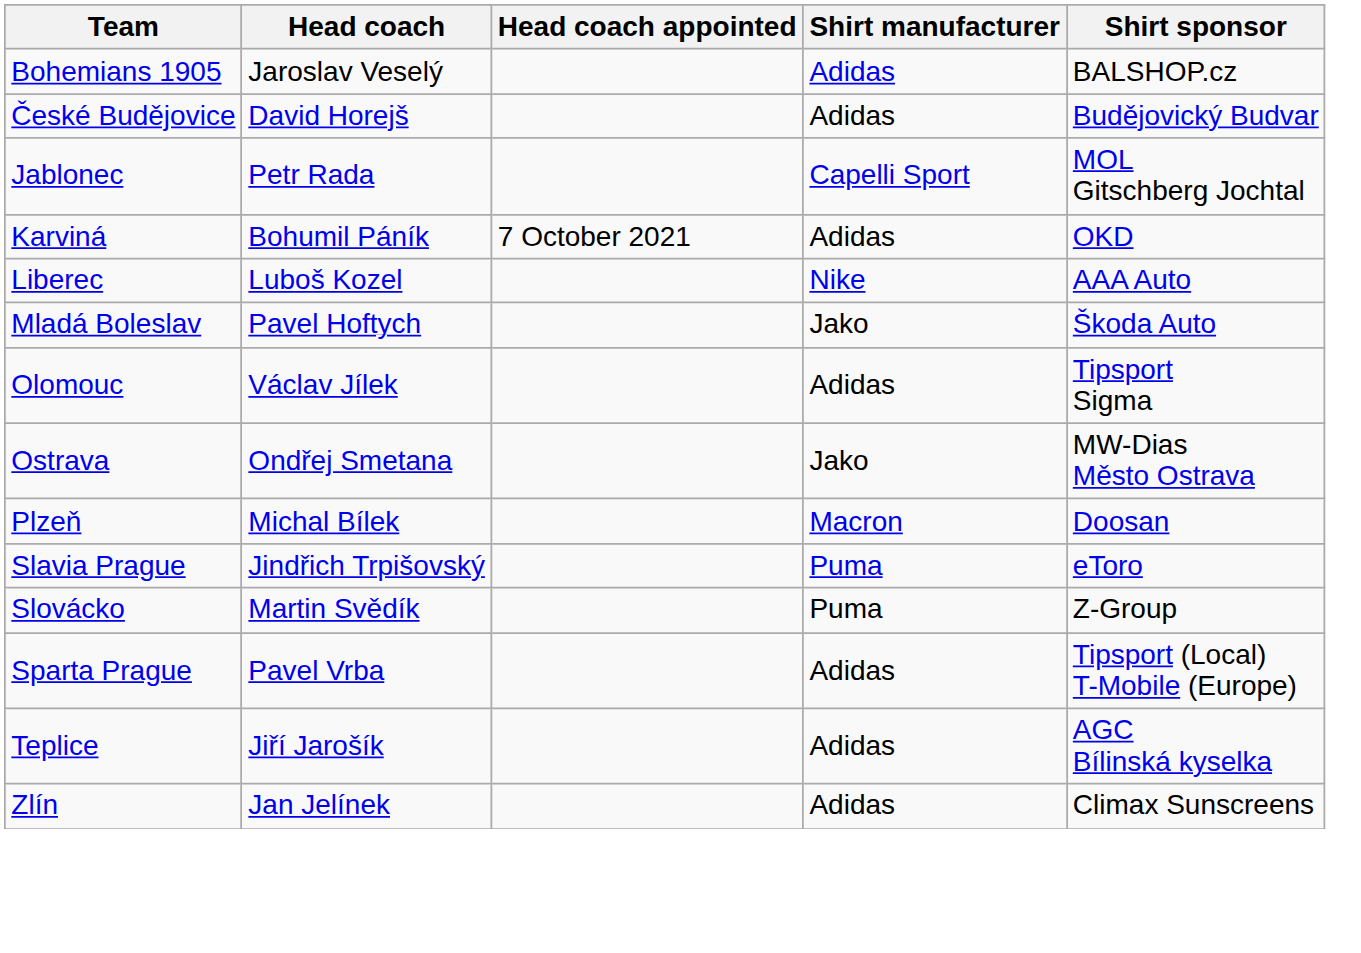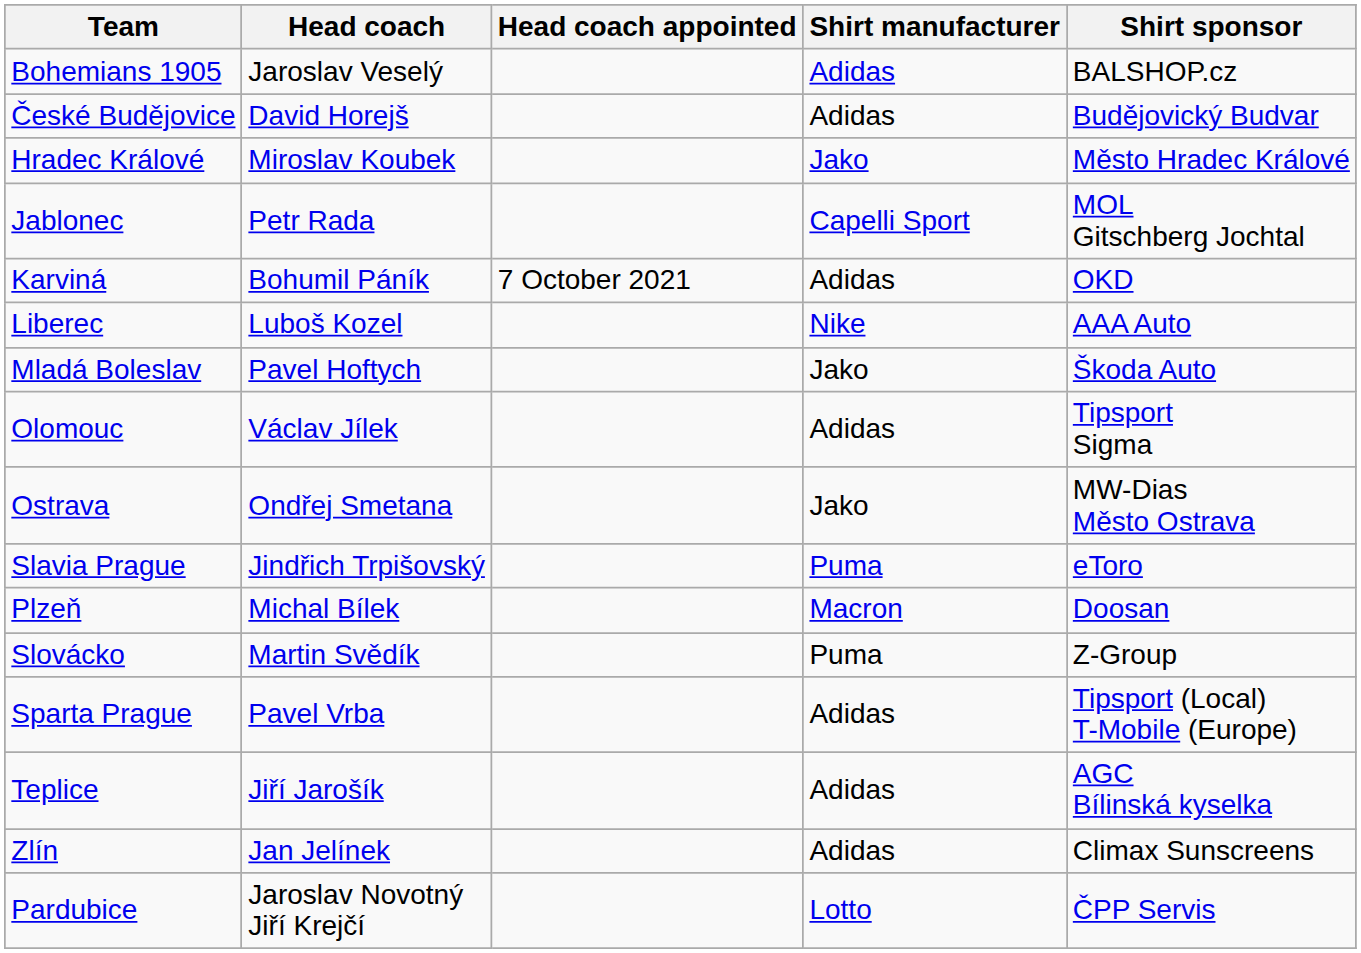+ row: (108, 159)
rows swapped: (46, 520) <-> (98, 565)
+ row: (74, 910)
